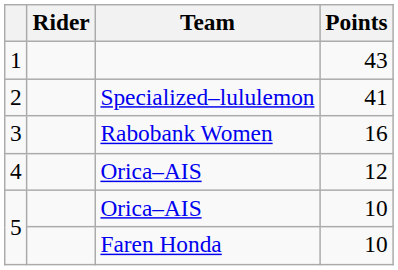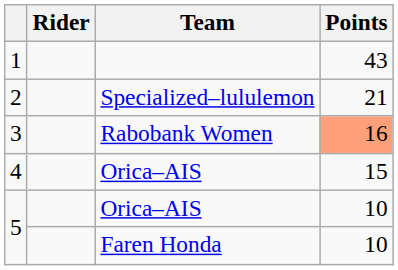(376, 97) 41 -> (376, 97) 21
(376, 134) no background -> (376, 134) lightsalmon background
(376, 171) 12 -> (376, 171) 15
